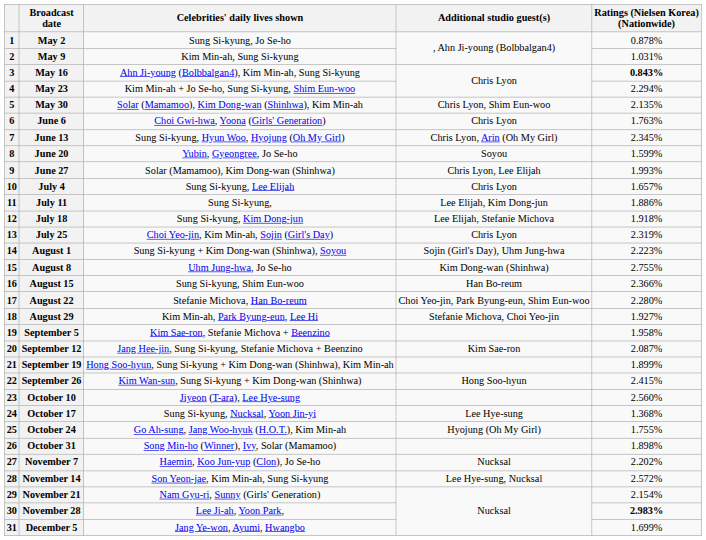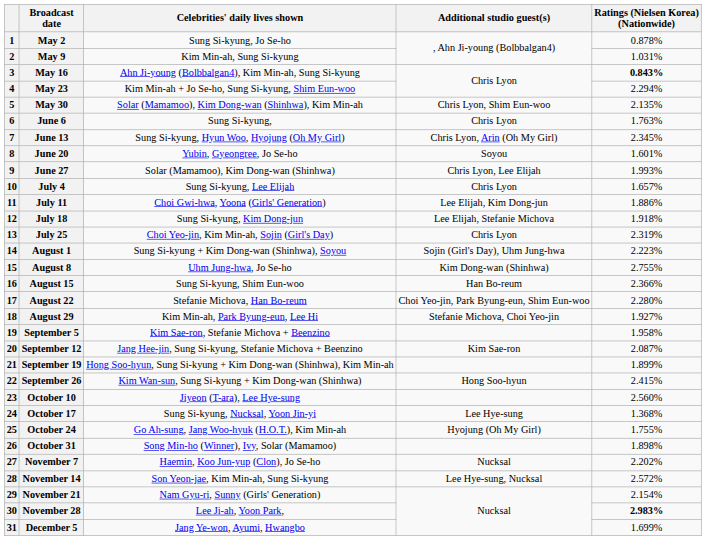(240, 121) Choi Gwi-hwa, Yoona (Girls' Generation) -> (240, 121) Sung Si-kyung,
(647, 154) 1.599% -> (647, 154) 1.601%
(240, 202) Sung Si-kyung, -> (240, 202) Choi Gwi-hwa, Yoona (Girls' Generation)
